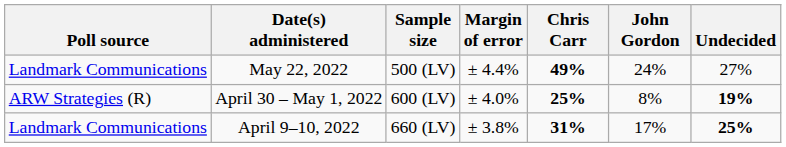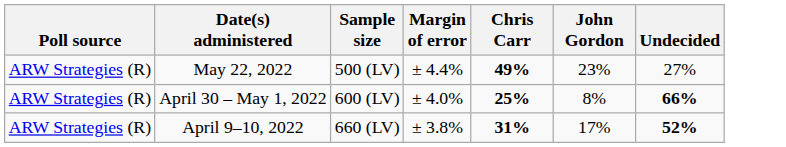(108, 69) Landmark Communications -> (80, 69) ARW Strategies (R)
(650, 69) 24% -> (594, 69) 23%
(736, 98) 19% -> (680, 98) 66%
(108, 128) Landmark Communications -> (80, 128) ARW Strategies (R)
(736, 128) 25% -> (680, 128) 52%
